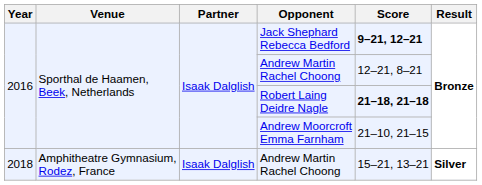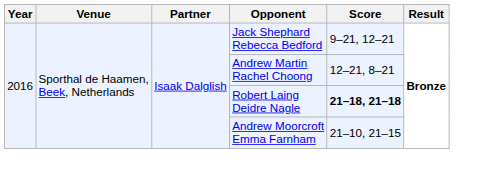(390, 39) bold -> (362, 39) normal
- row: (20, 164)
